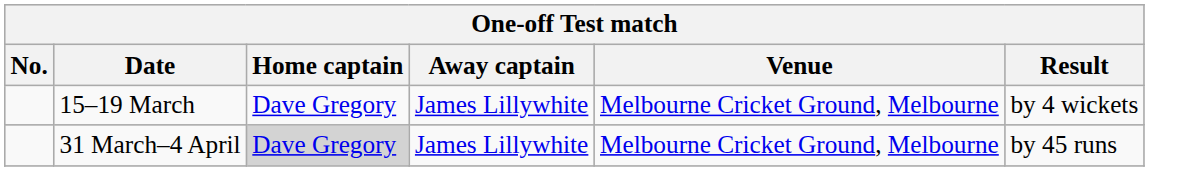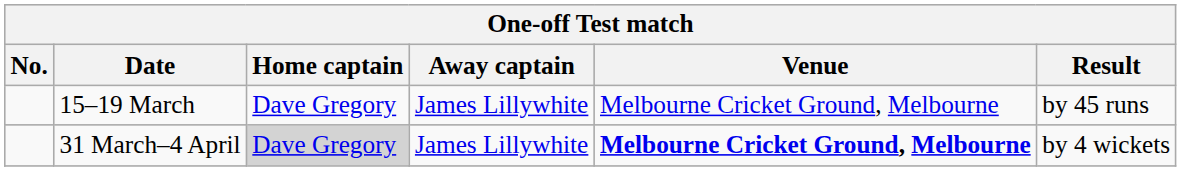(1074, 104) by 4 wickets -> (1096, 104) by 45 runs
(799, 144) normal -> (815, 144) bold
(1064, 144) by 45 runs -> (1106, 144) by 4 wickets
